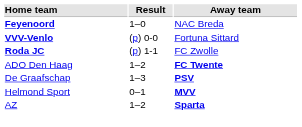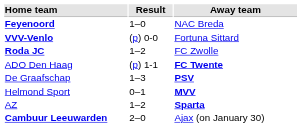(144, 51) (p) 1-1 -> (137, 51) 1–2
(137, 64) 1–2 -> (144, 64) (p) 1-1
+ row: (56, 118)
